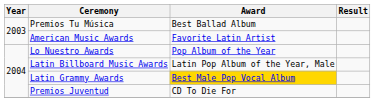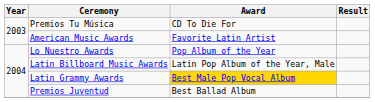(214, 24) Best Ballad Album -> (204, 24) CD To Die For
(204, 91) CD To Die For -> (214, 91) Best Ballad Album
